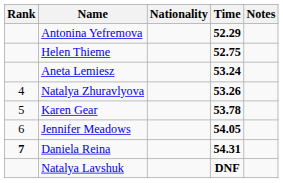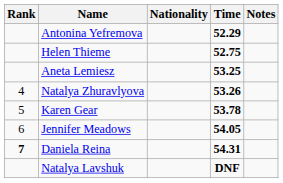(227, 71) 53.24 -> (227, 71) 53.25
